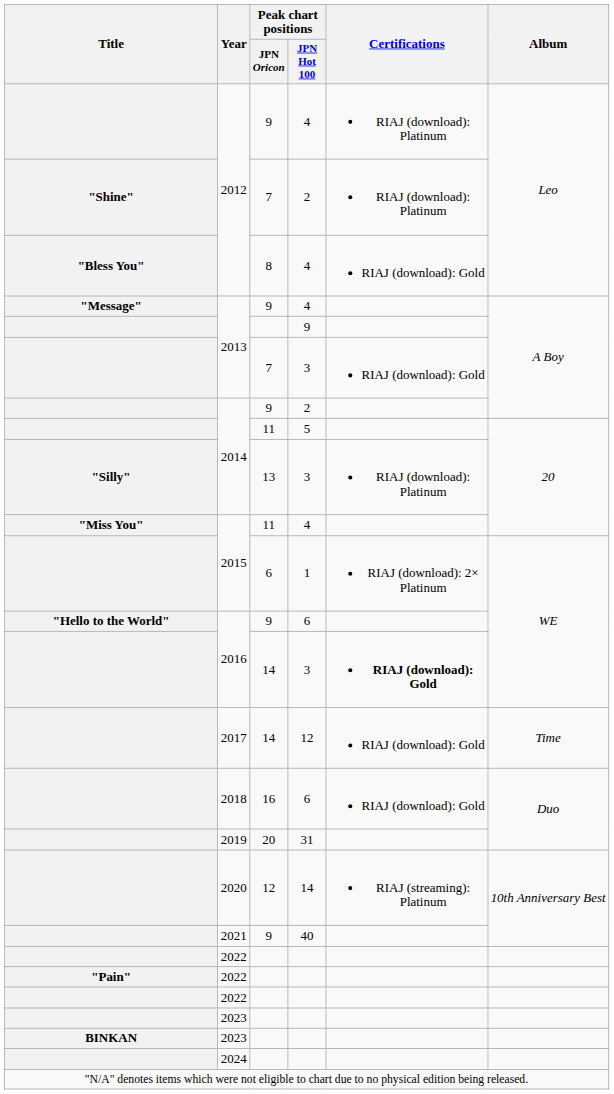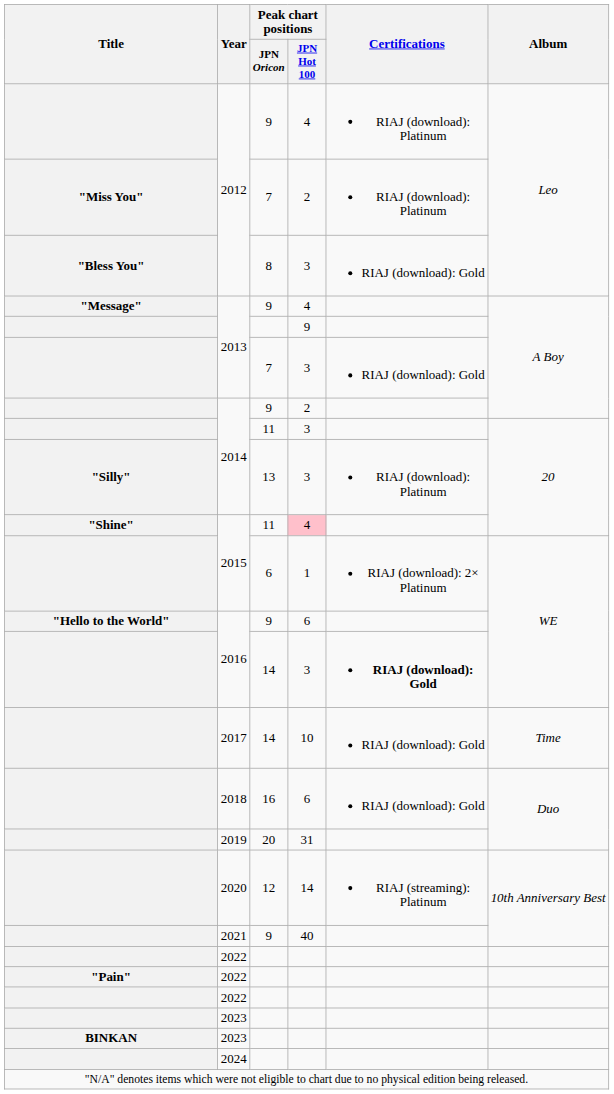(111, 197) "Shine" -> (111, 197) "Miss You"
(307, 265) 4 -> (307, 265) 3
(307, 429) 5 -> (307, 429) 3
(111, 525) "Miss You" -> (111, 525) "Shine"
(307, 525) no background -> (307, 525) pink background
(307, 737) 12 -> (307, 737) 10
